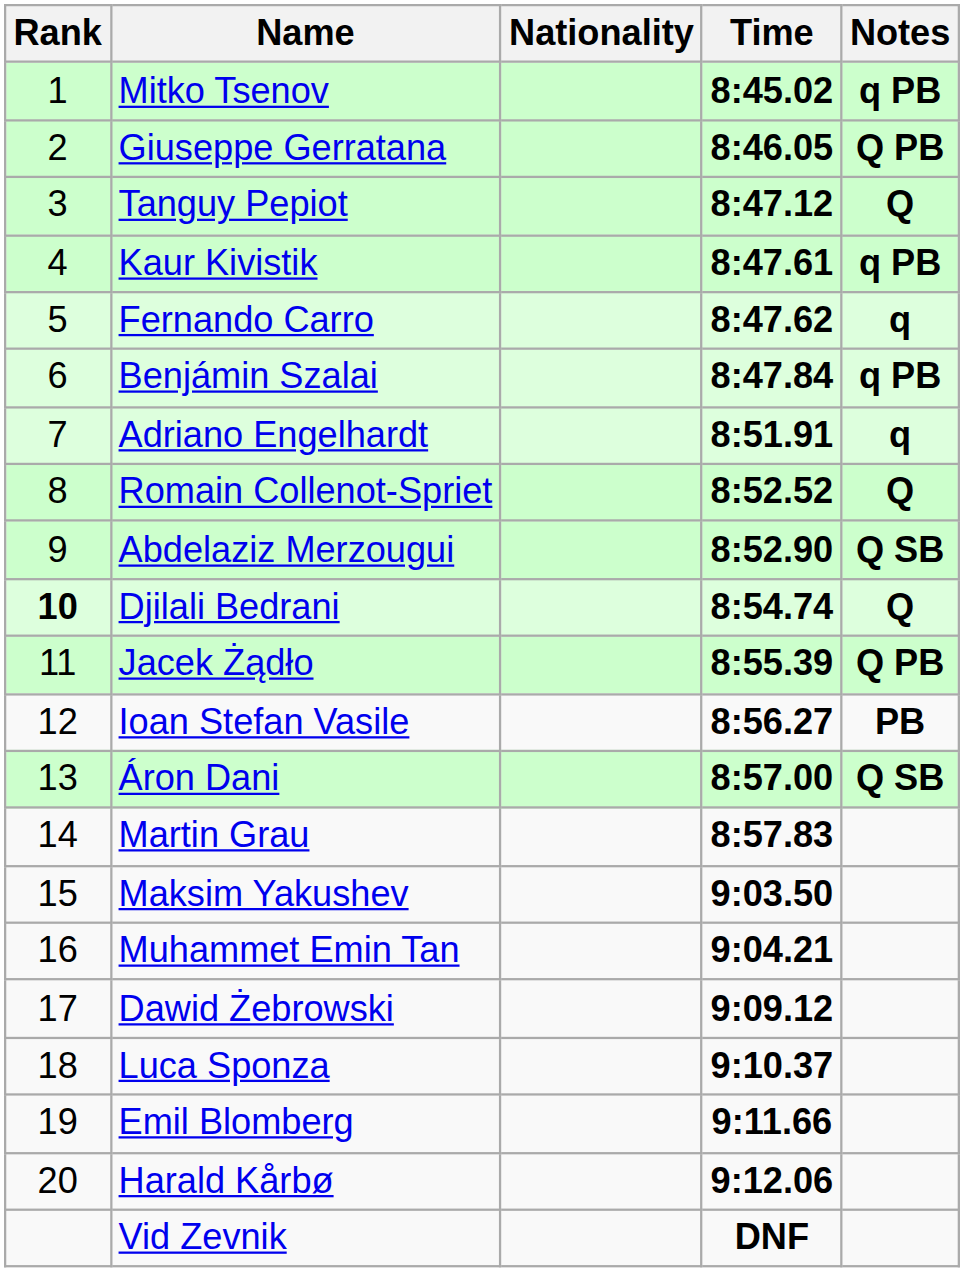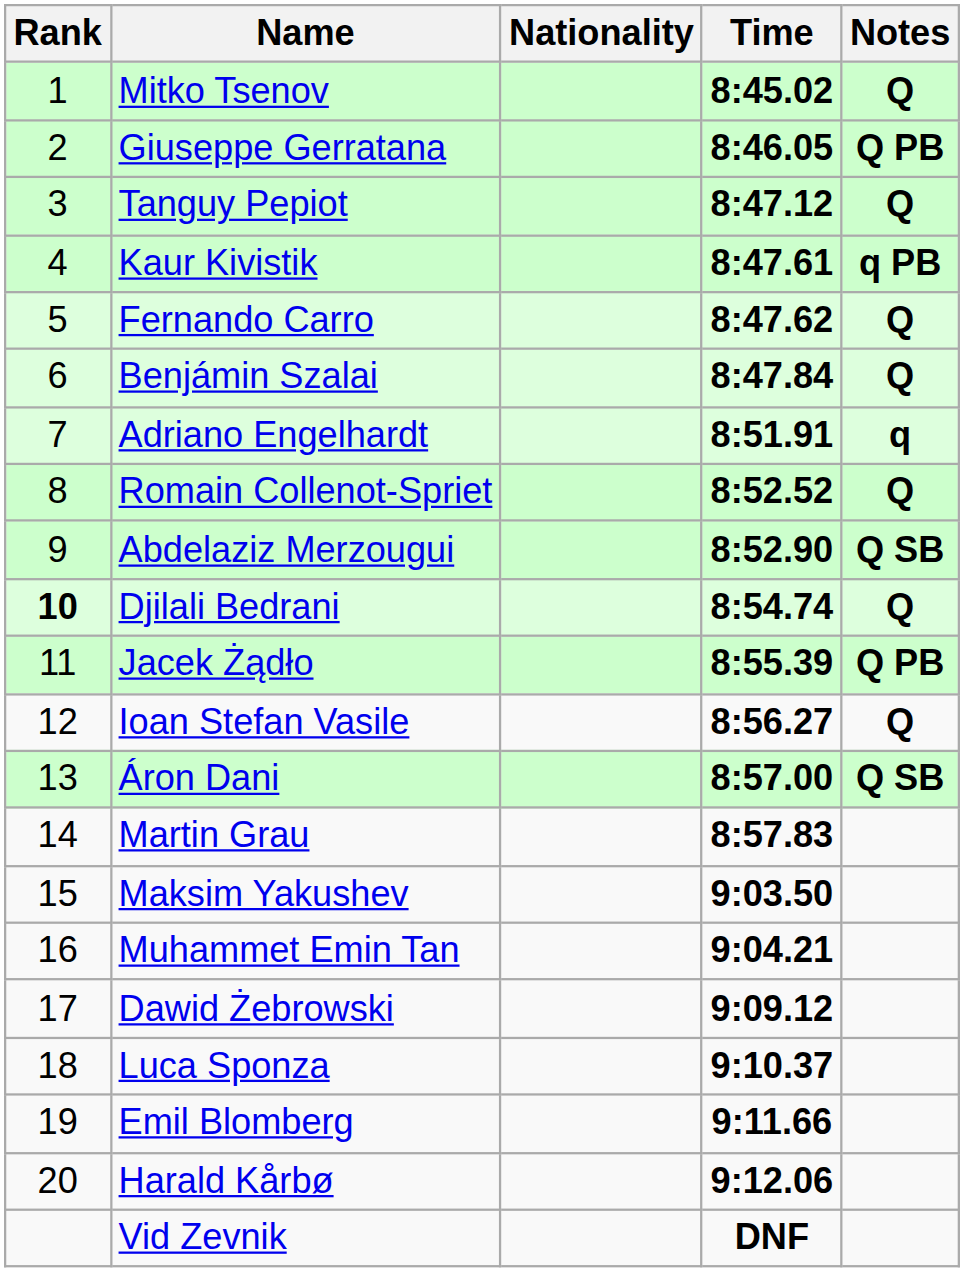(900, 90) q PB -> (900, 90) Q
(900, 319) q -> (900, 319) Q
(900, 377) q PB -> (900, 377) Q
(900, 721) PB -> (900, 721) Q
